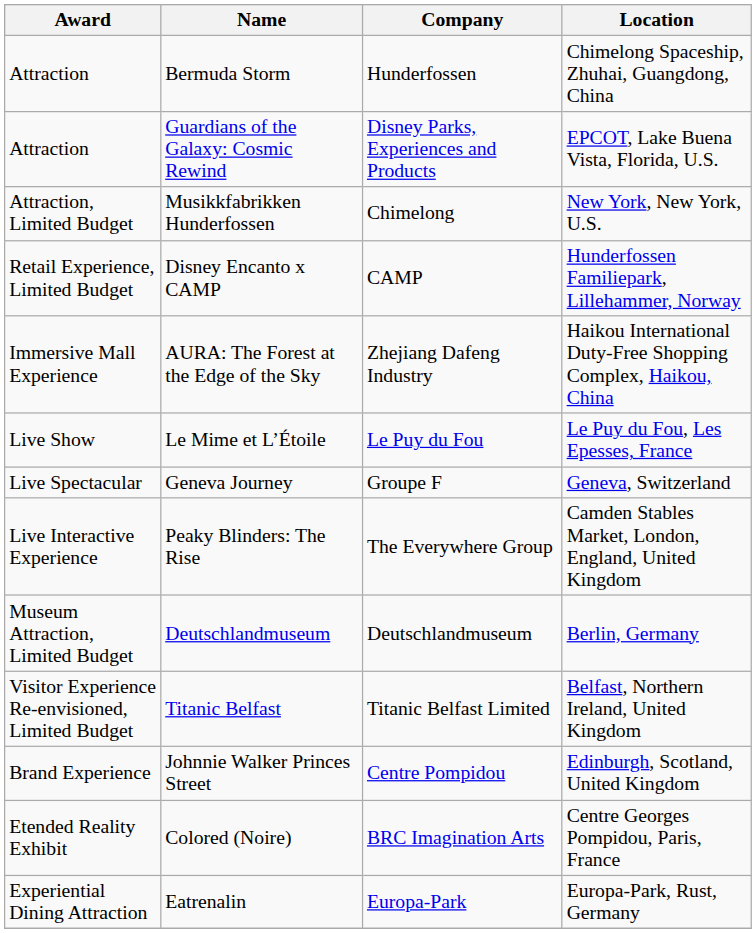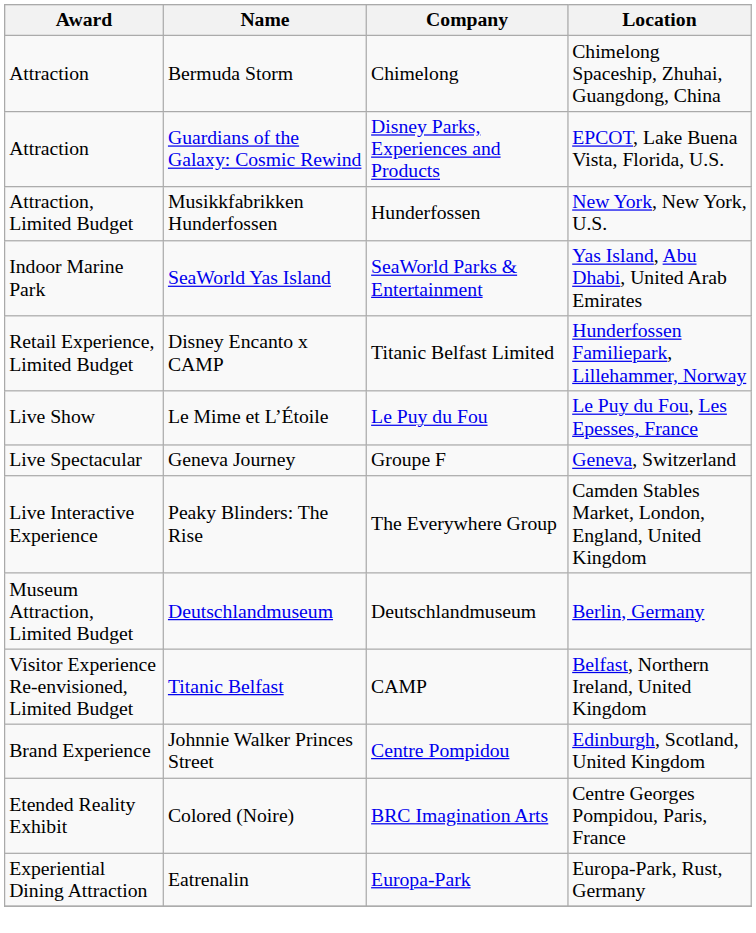(422, 73) Hunderfossen -> (415, 73) Chimelong
(411, 213) Chimelong -> (426, 213) Hunderfossen
+ row: (249, 277)
(395, 277) CAMP -> (463, 353) Titanic Belfast Limited
- row: (250, 364)
(458, 708) Titanic Belfast Limited -> (399, 686) CAMP
